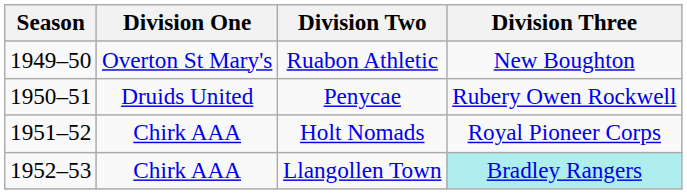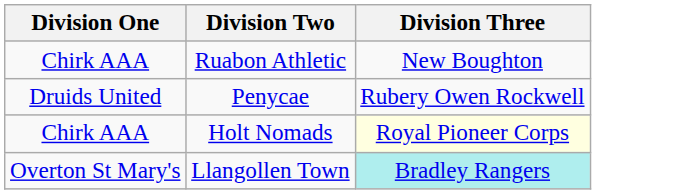- column: (51, 22)
(187, 59) Overton St Mary's -> (95, 59) Chirk AAA
(564, 133) no background -> (472, 133) lightyellow background
(187, 170) Chirk AAA -> (95, 170) Overton St Mary's
